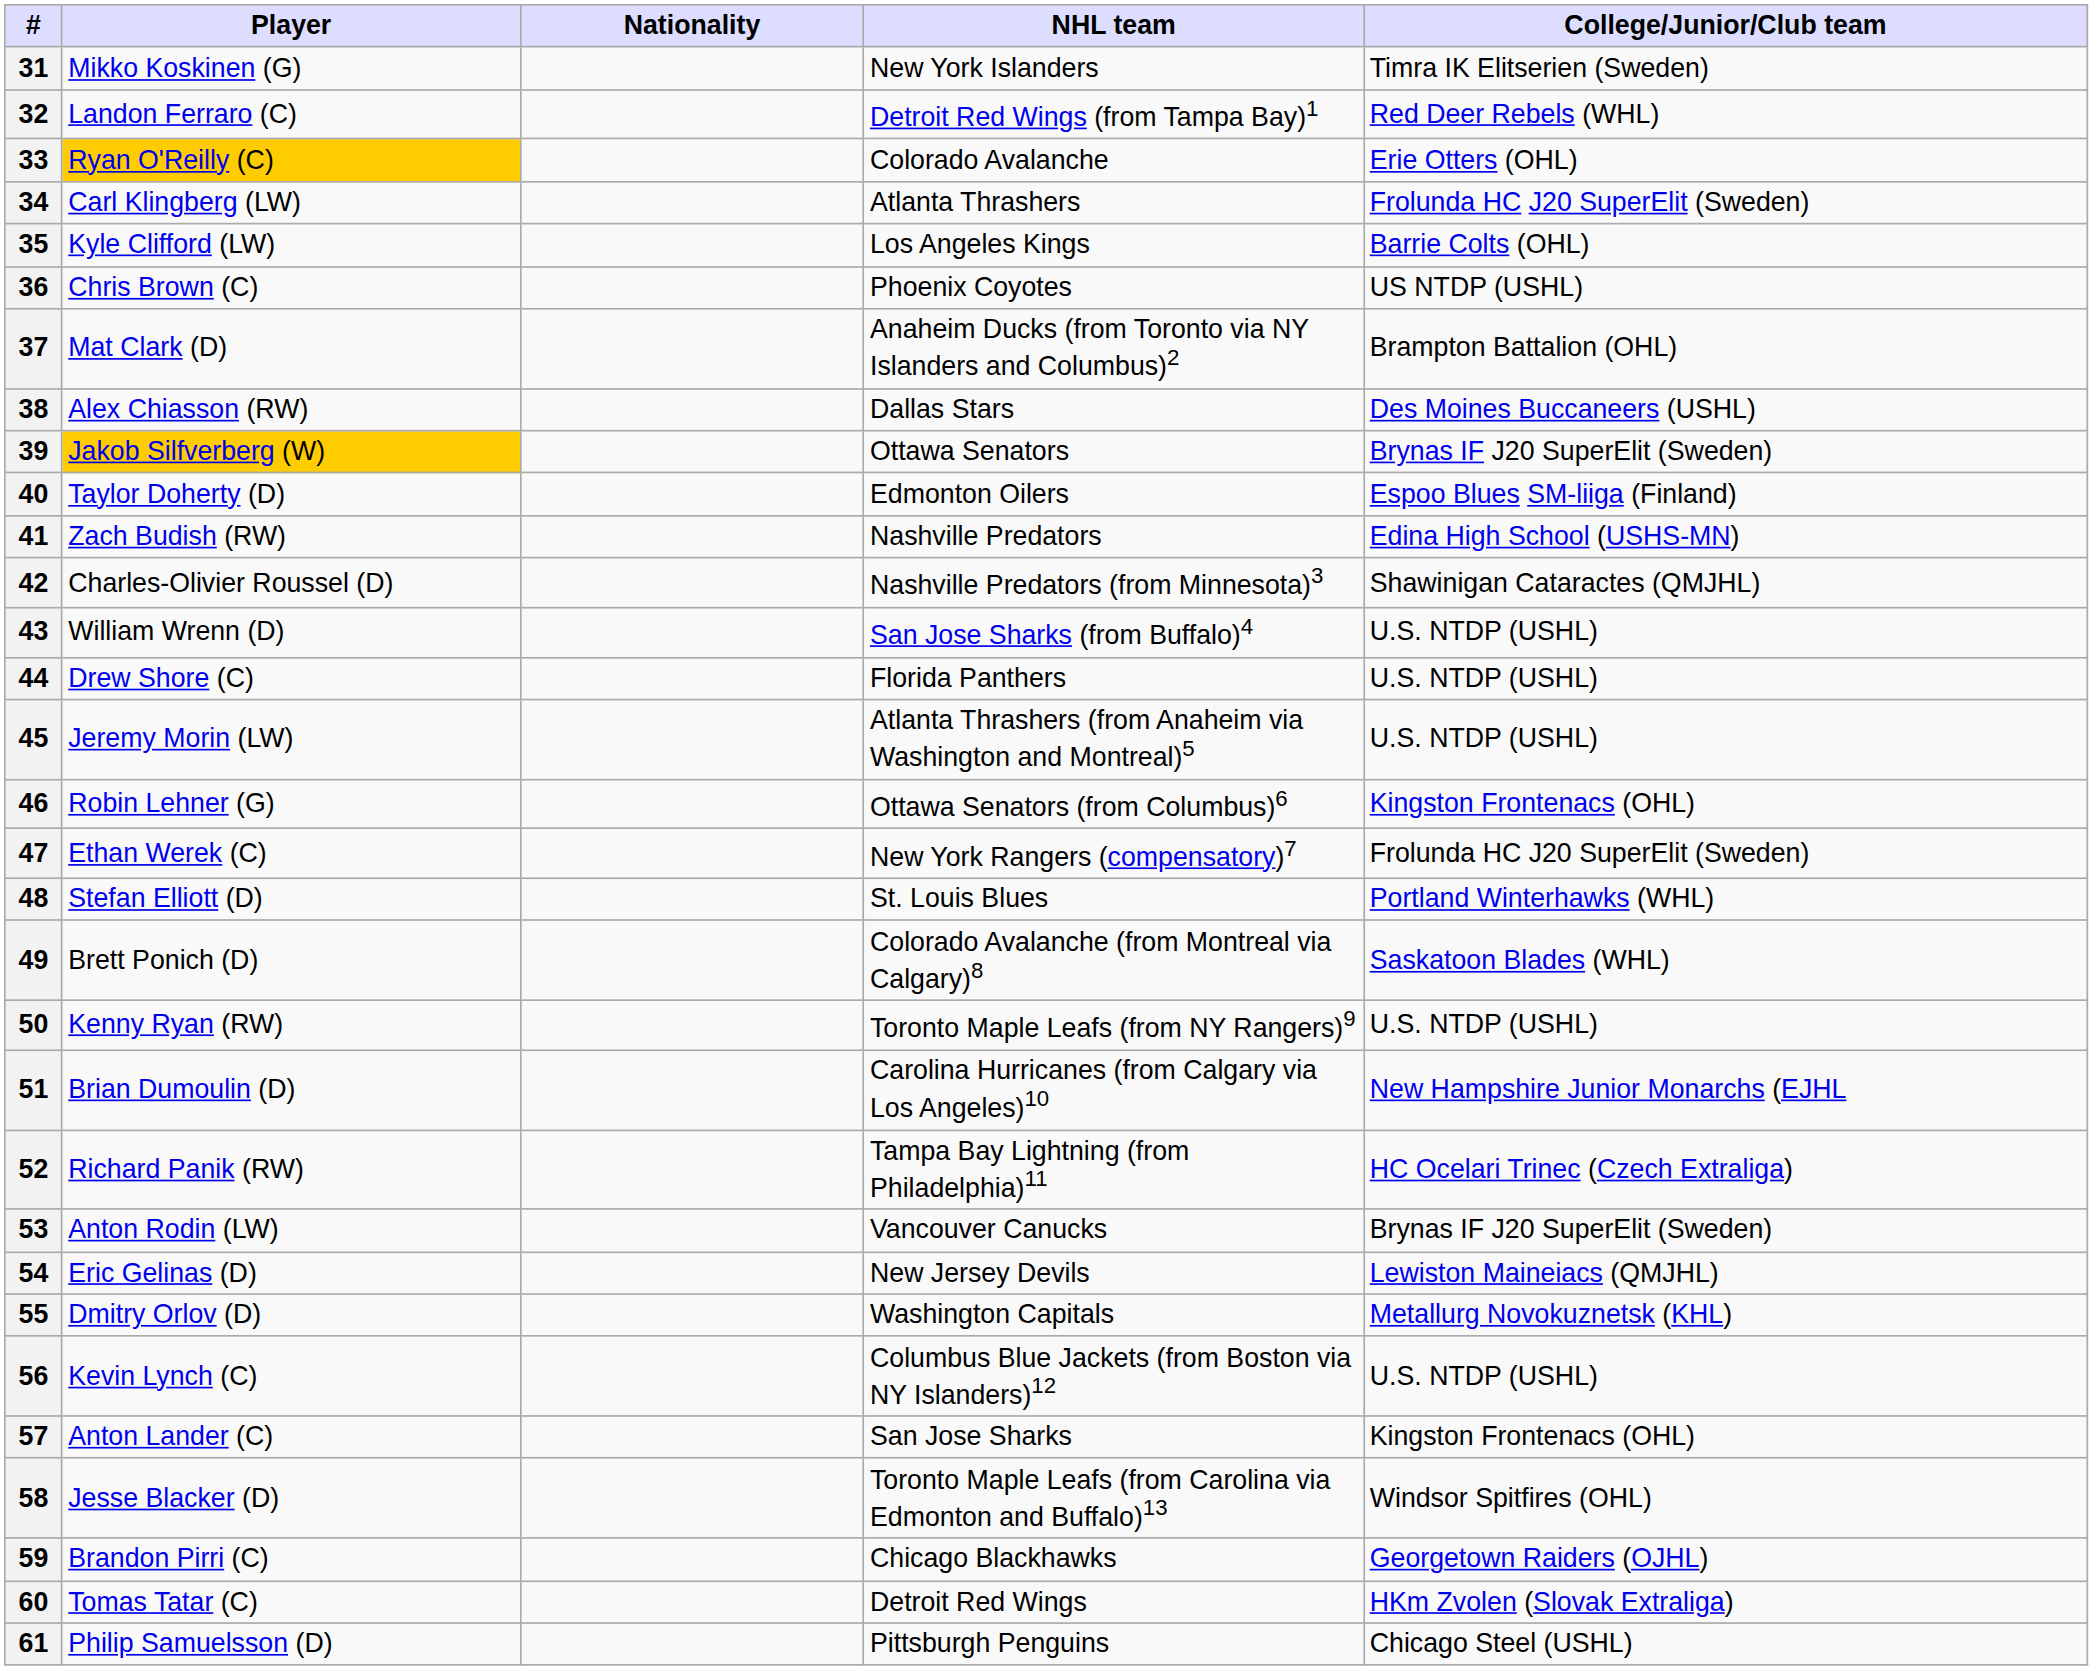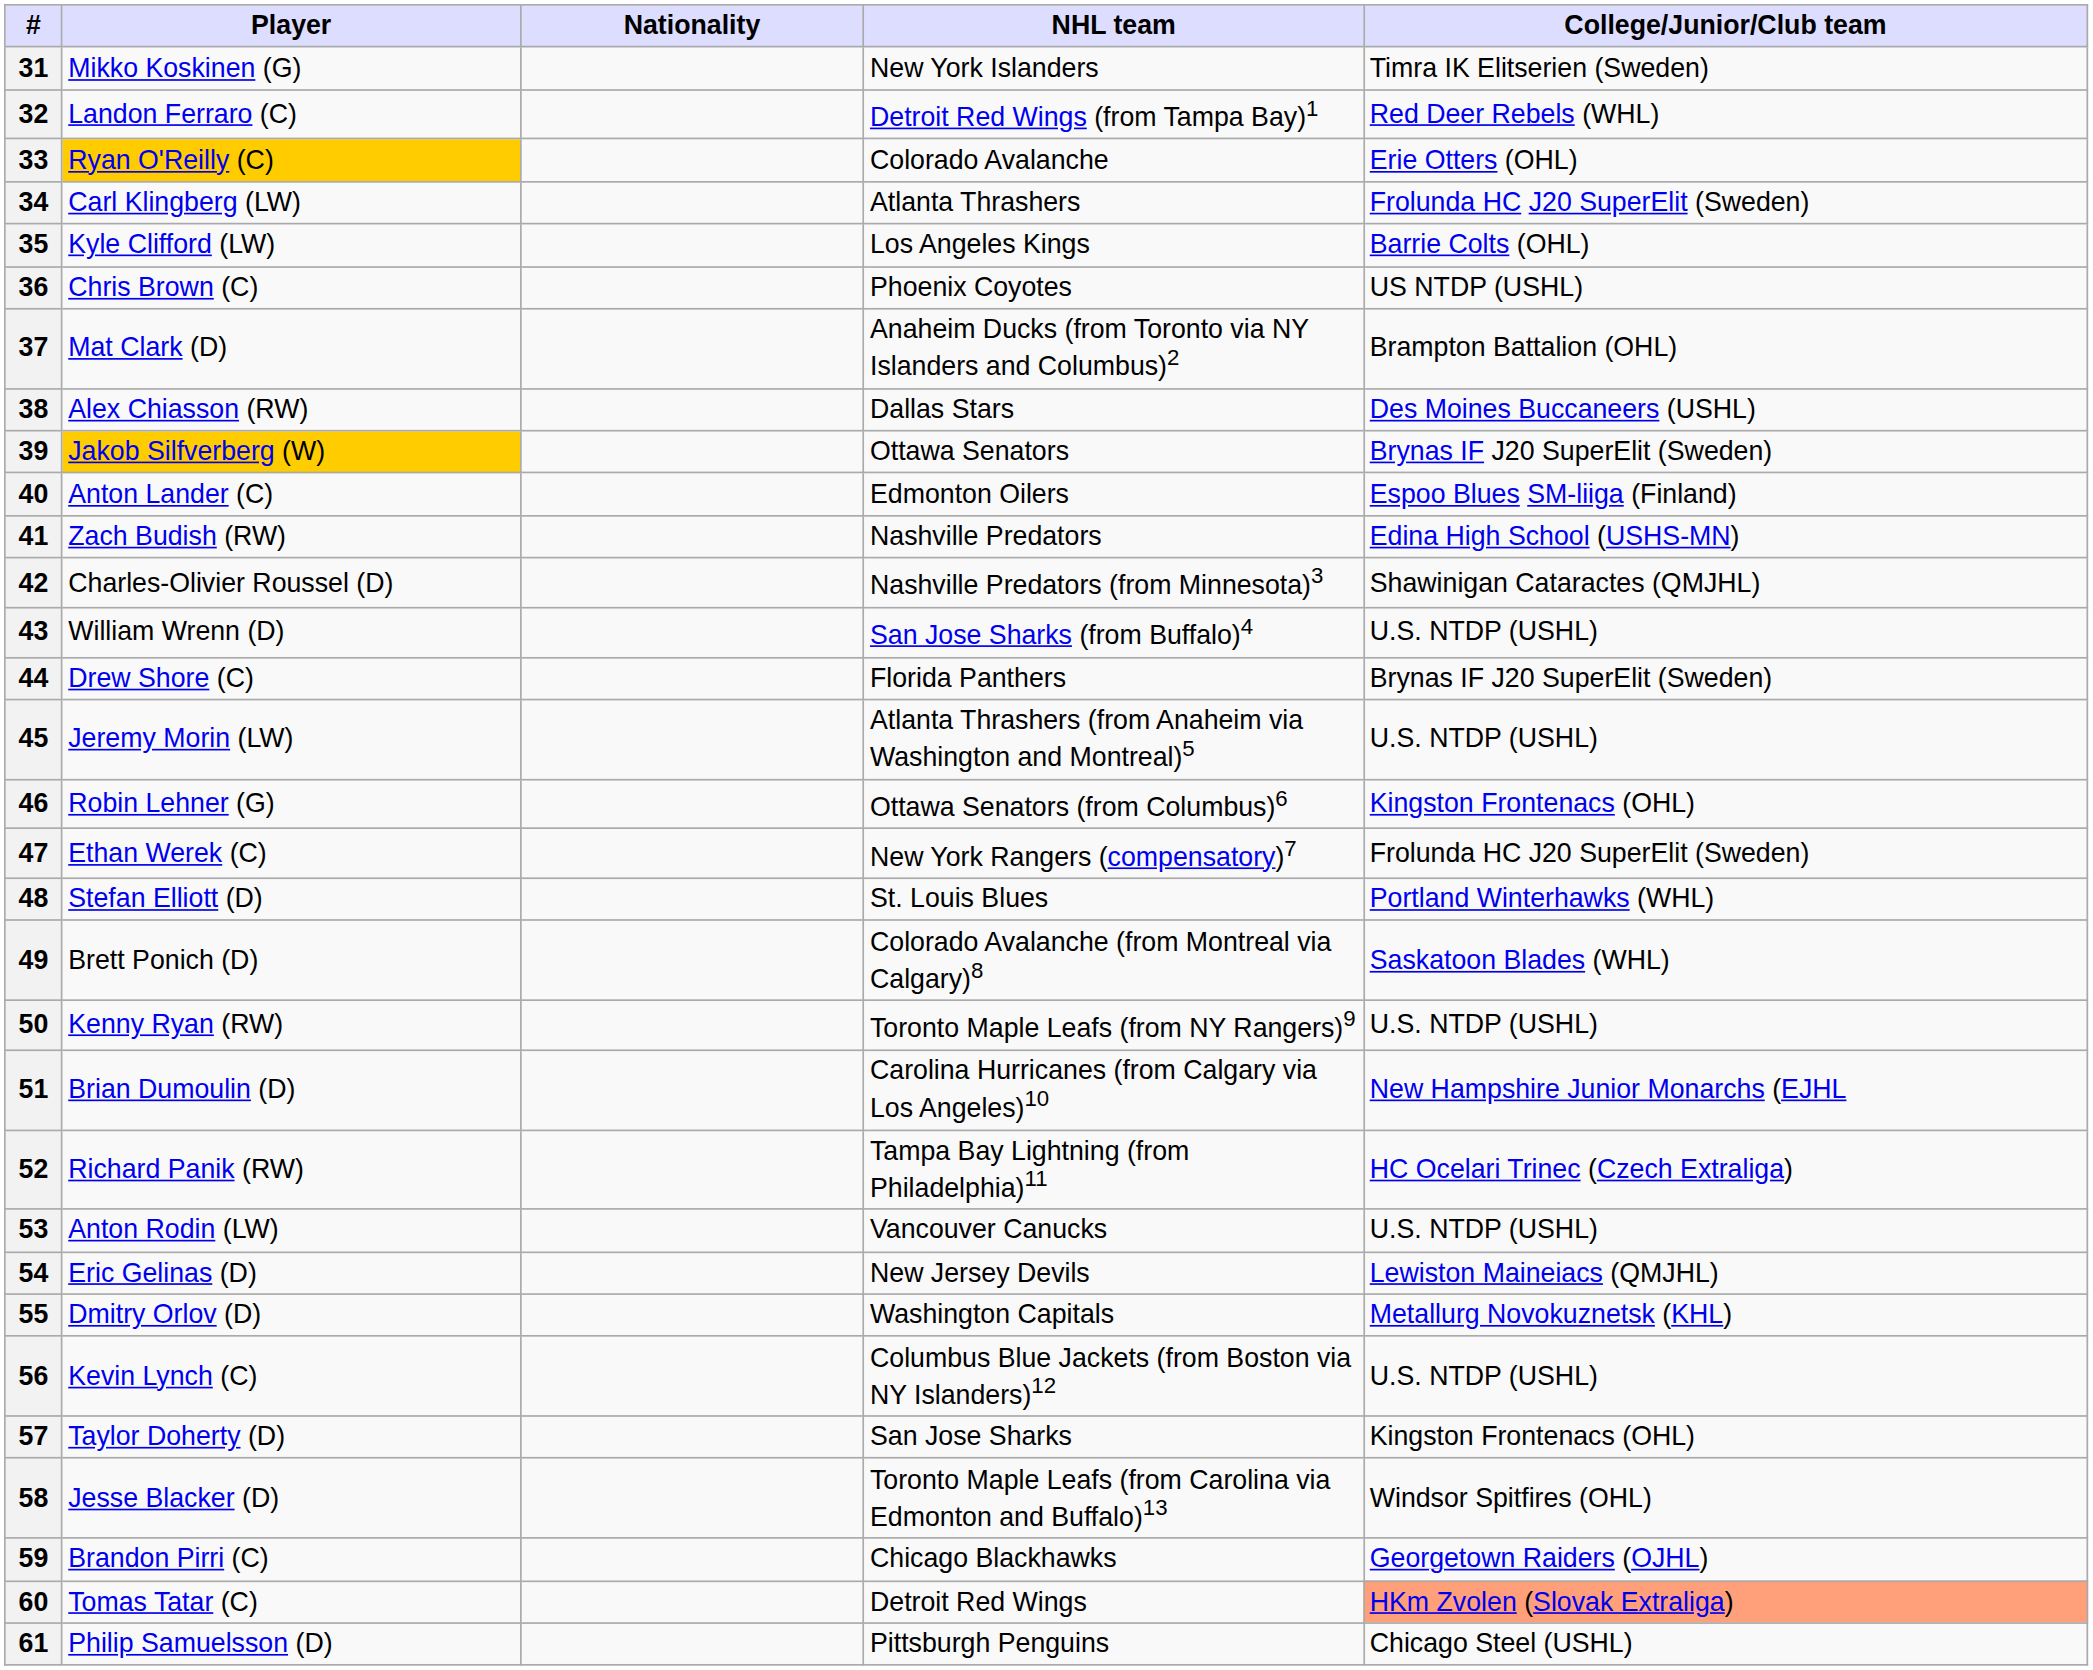(177, 493) Taylor Doherty (D) -> (171, 493) Anton Lander (C)
(1484, 677) U.S. NTDP (USHL) -> (1571, 677) Brynas IF J20 SuperElit (Sweden)
(1571, 1230) Brynas IF J20 SuperElit (Sweden) -> (1484, 1230) U.S. NTDP (USHL)
(171, 1436) Anton Lander (C) -> (177, 1436) Taylor Doherty (D)
(1552, 1601) no background -> (1552, 1601) lightsalmon background
